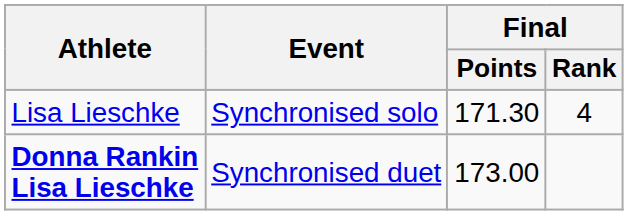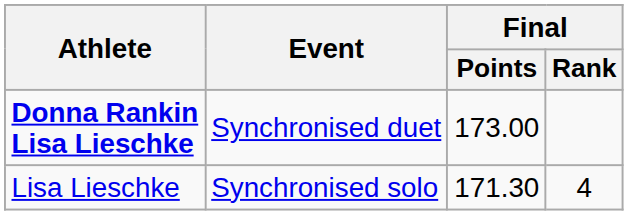rows swapped: (96, 113) <-> (105, 172)
